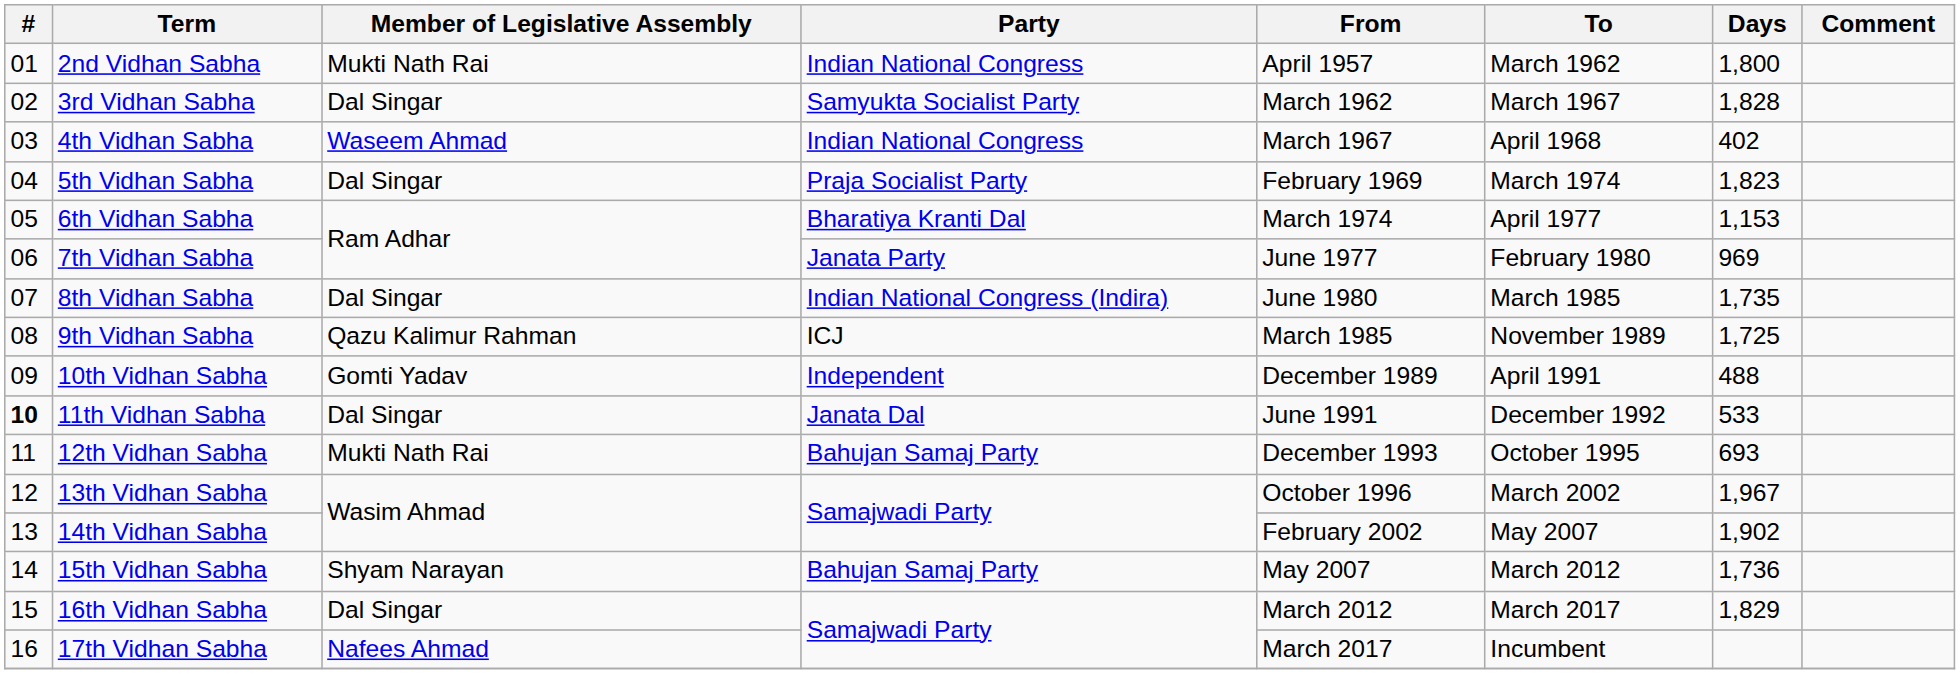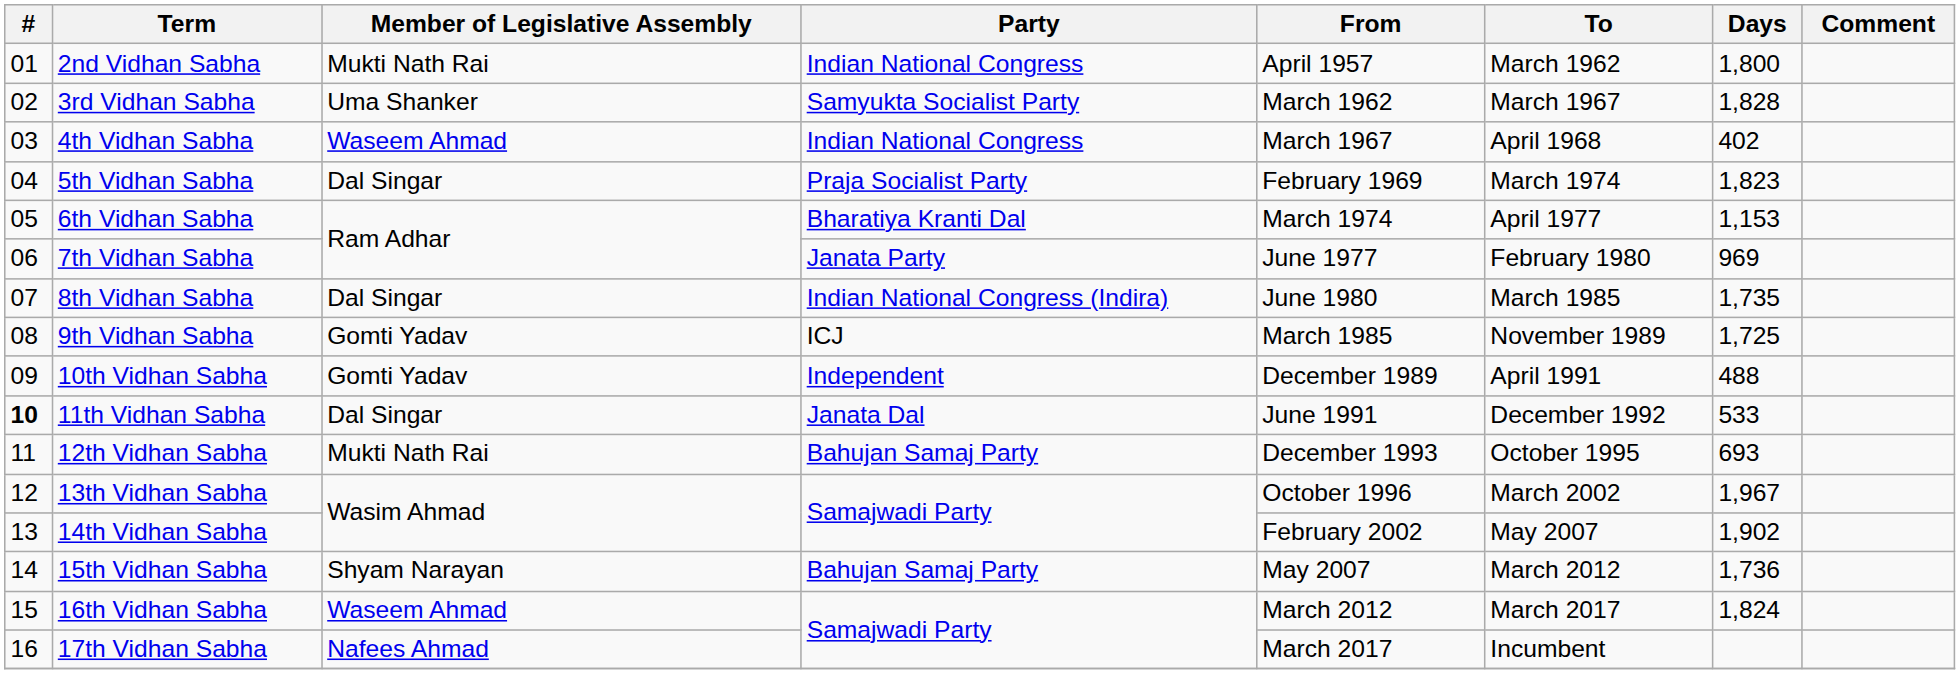(385, 102) Dal Singar -> (403, 102) Uma Shanker
(452, 336) Qazu Kalimur Rahman -> (397, 336) Gomti Yadav
(385, 610) Dal Singar -> (417, 610) Waseem Ahmad
(1749, 610) 1,829 -> (1749, 610) 1,824
